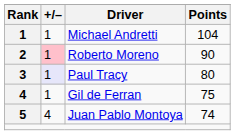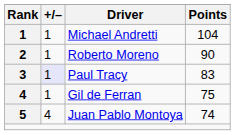(48, 55) pink background -> (48, 55) no background
(208, 75) 80 -> (208, 75) 83
